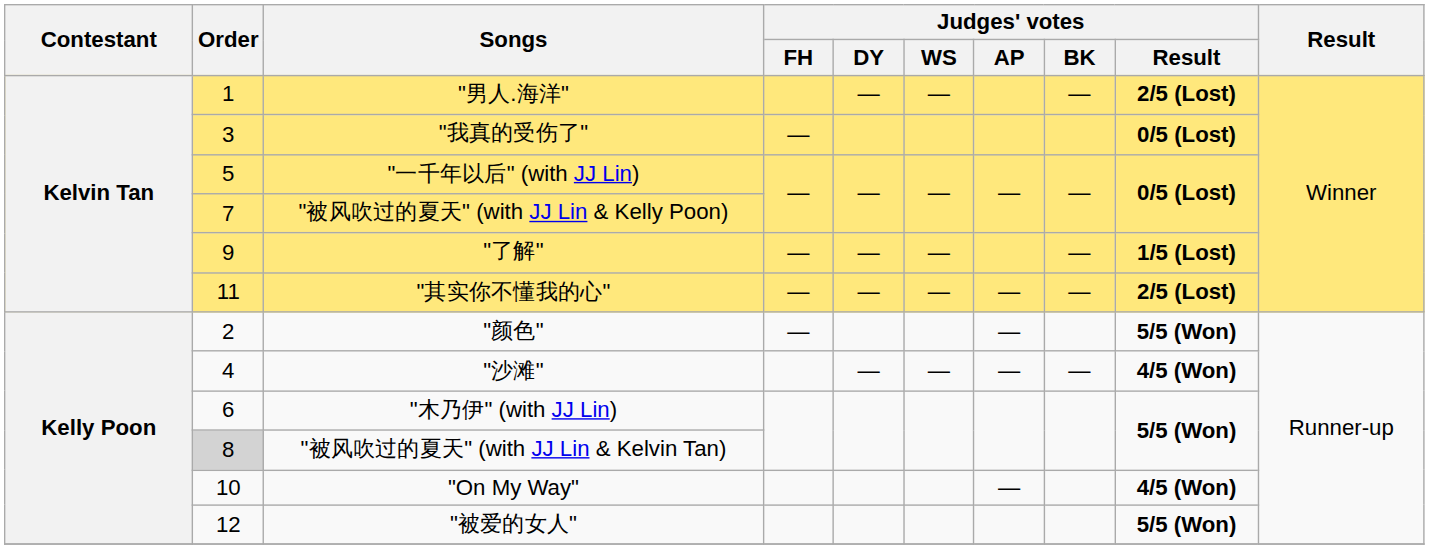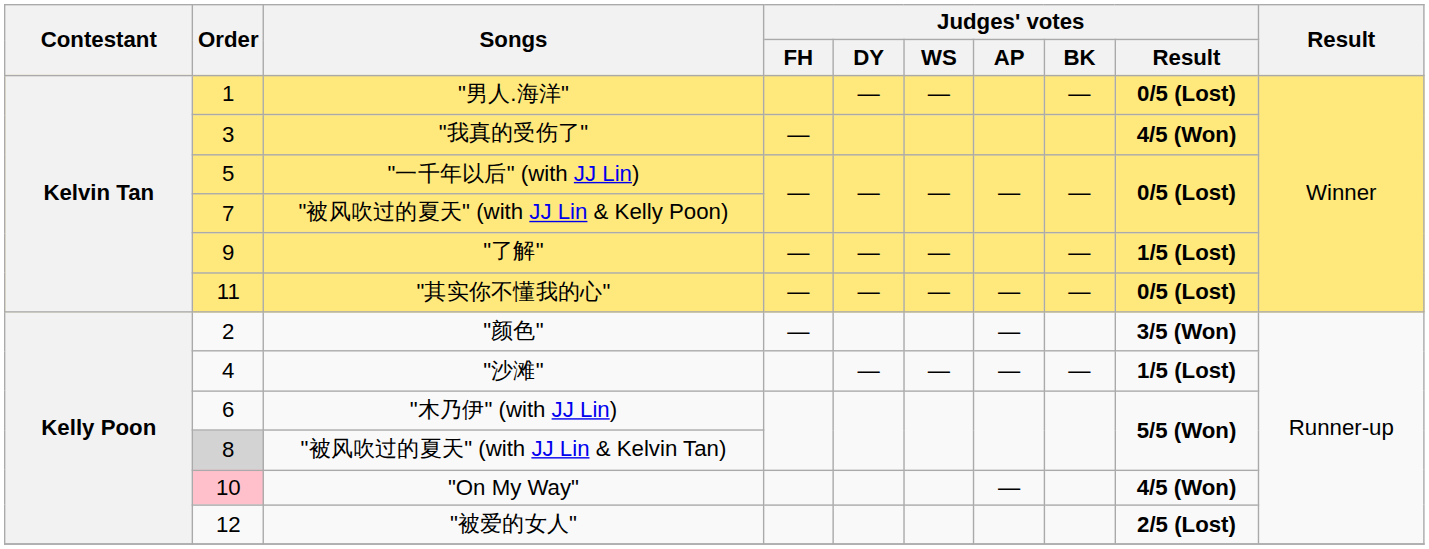(1186, 94) 2/5 (Lost) -> (1186, 94) 0/5 (Lost)
(1186, 134) 0/5 (Lost) -> (1186, 134) 4/5 (Won)
(1186, 291) 2/5 (Lost) -> (1186, 291) 0/5 (Lost)
(1186, 331) 5/5 (Won) -> (1186, 331) 3/5 (Won)
(1186, 370) 4/5 (Won) -> (1186, 370) 1/5 (Lost)
(228, 487) no background -> (228, 487) pink background
(1186, 524) 5/5 (Won) -> (1186, 524) 2/5 (Lost)
